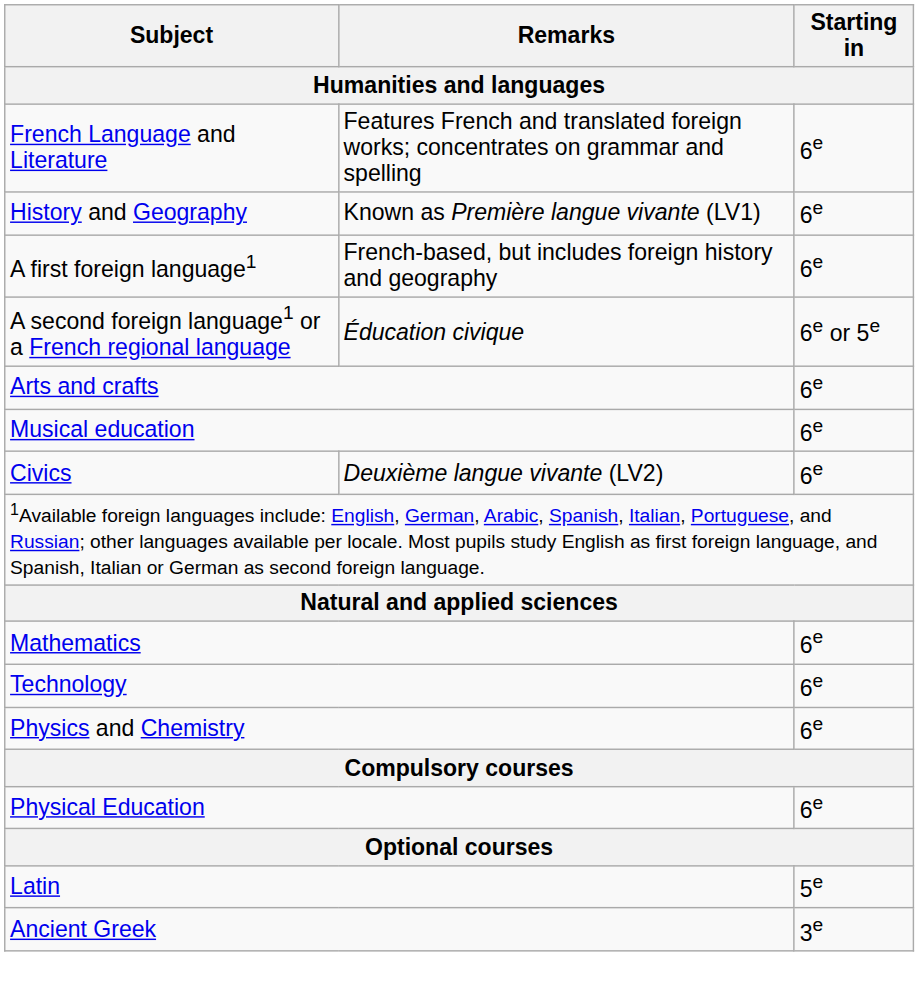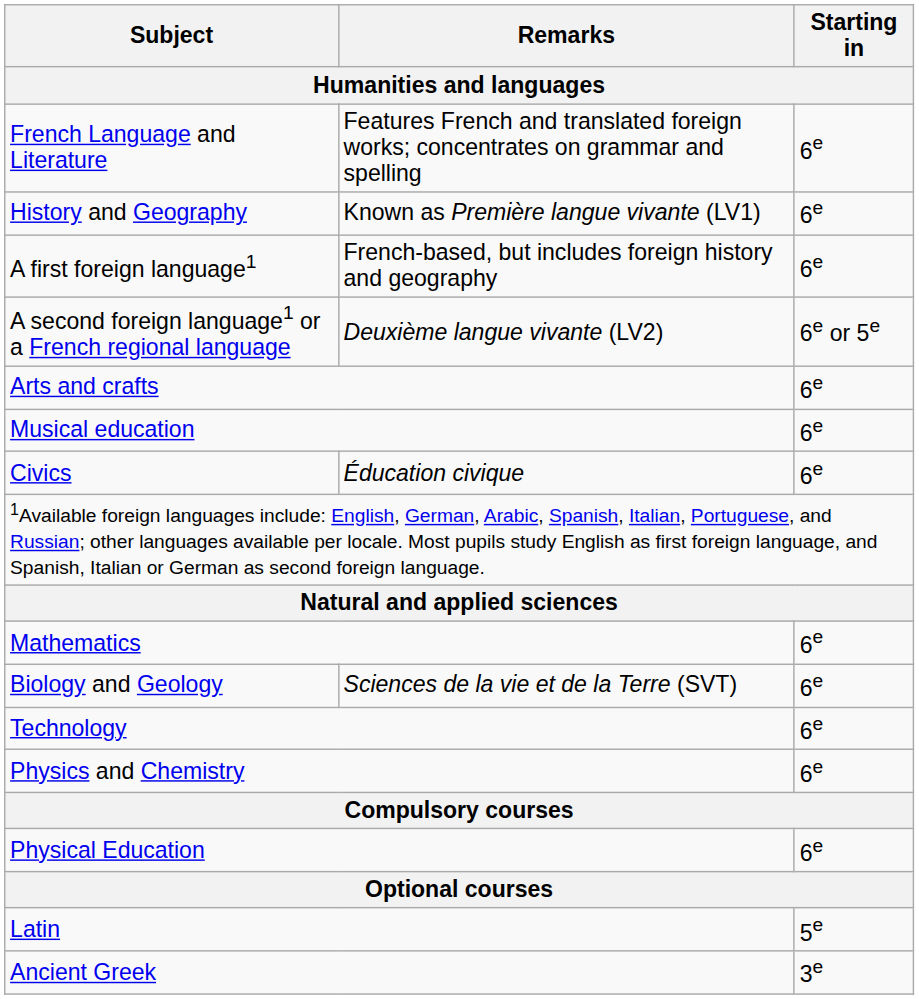(434, 331) Éducation civique -> (503, 331) Deuxième langue vivante (LV2)
(503, 472) Deuxième langue vivante (LV2) -> (434, 472) Éducation civique
+ row: (116, 685)
